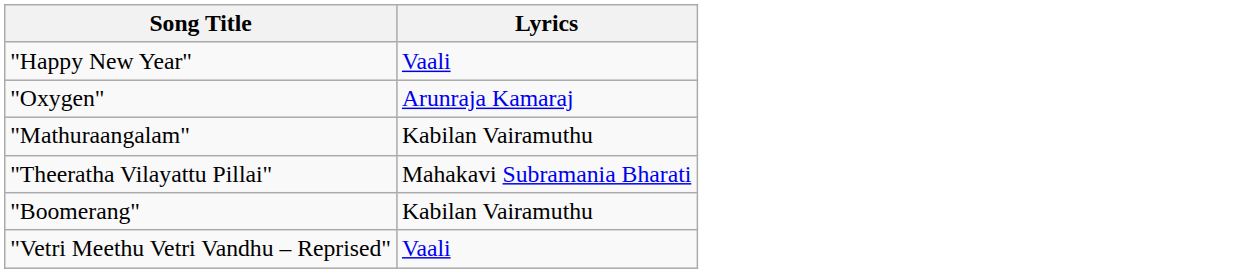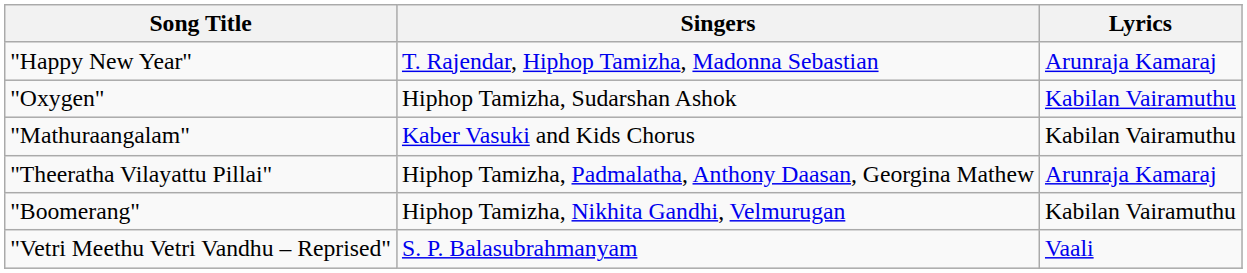+ column: (718, 23)
(426, 60) Vaali -> (1131, 60) Arunraja Kamaraj
(488, 98) Arunraja Kamaraj -> (1140, 98) Kabilan Vairamuthu
(547, 173) Mahakavi Subramania Bharati -> (1131, 173) Arunraja Kamaraj
